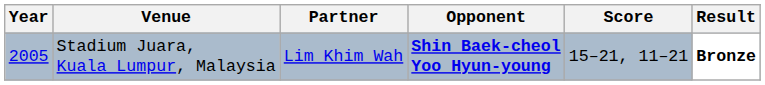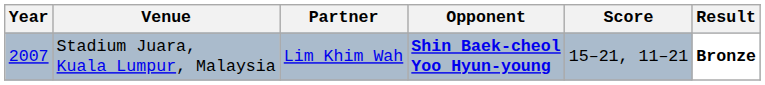(29, 56) 2005 -> (29, 56) 2007
